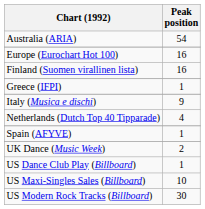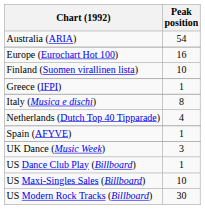(181, 70) 16 -> (181, 70) 10
(181, 102) 9 -> (181, 102) 8
(181, 149) 2 -> (181, 149) 3
